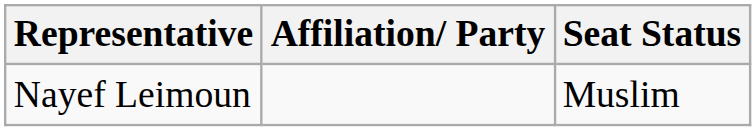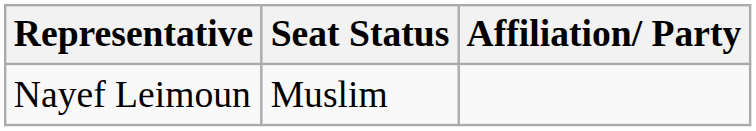columns swapped: (408, 34) <-> (652, 34)
